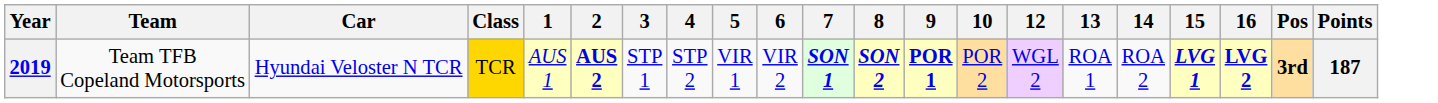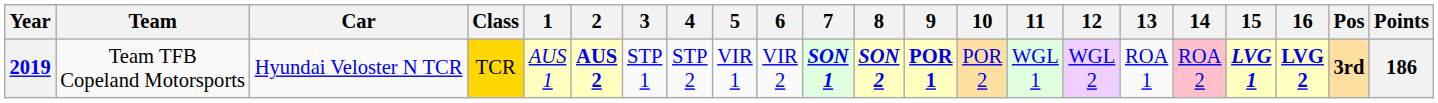+ column: (1035, 21)
(1143, 67) no background -> (1200, 67) pink background
(1345, 67) 187 -> (1402, 67) 186
